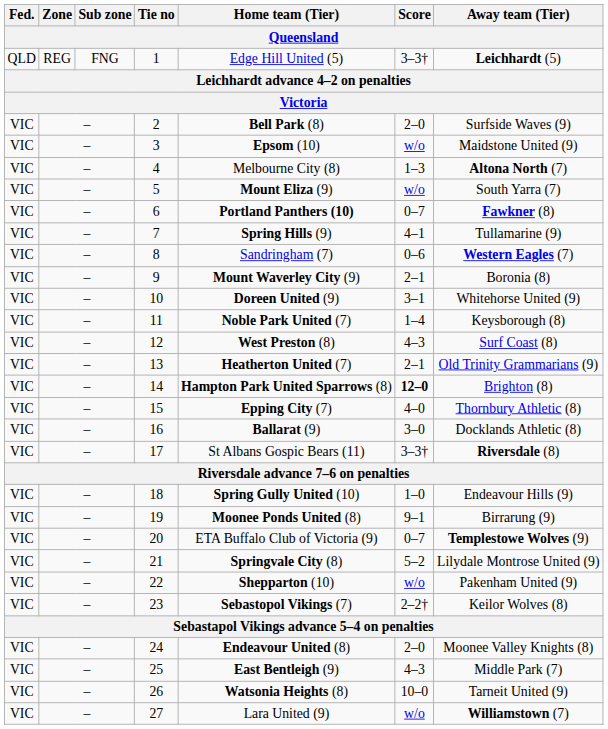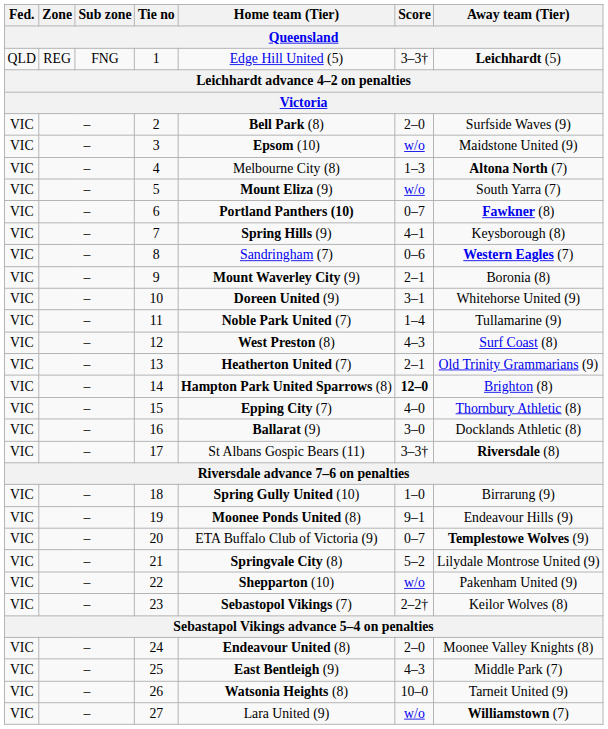(518, 233) Tullamarine (9) -> (518, 233) Keysborough (8)
(518, 320) Keysborough (8) -> (518, 320) Tullamarine (9)
(518, 495) Endeavour Hills (9) -> (518, 495) Birrarung (9)
(518, 517) Birrarung (9) -> (518, 517) Endeavour Hills (9)
